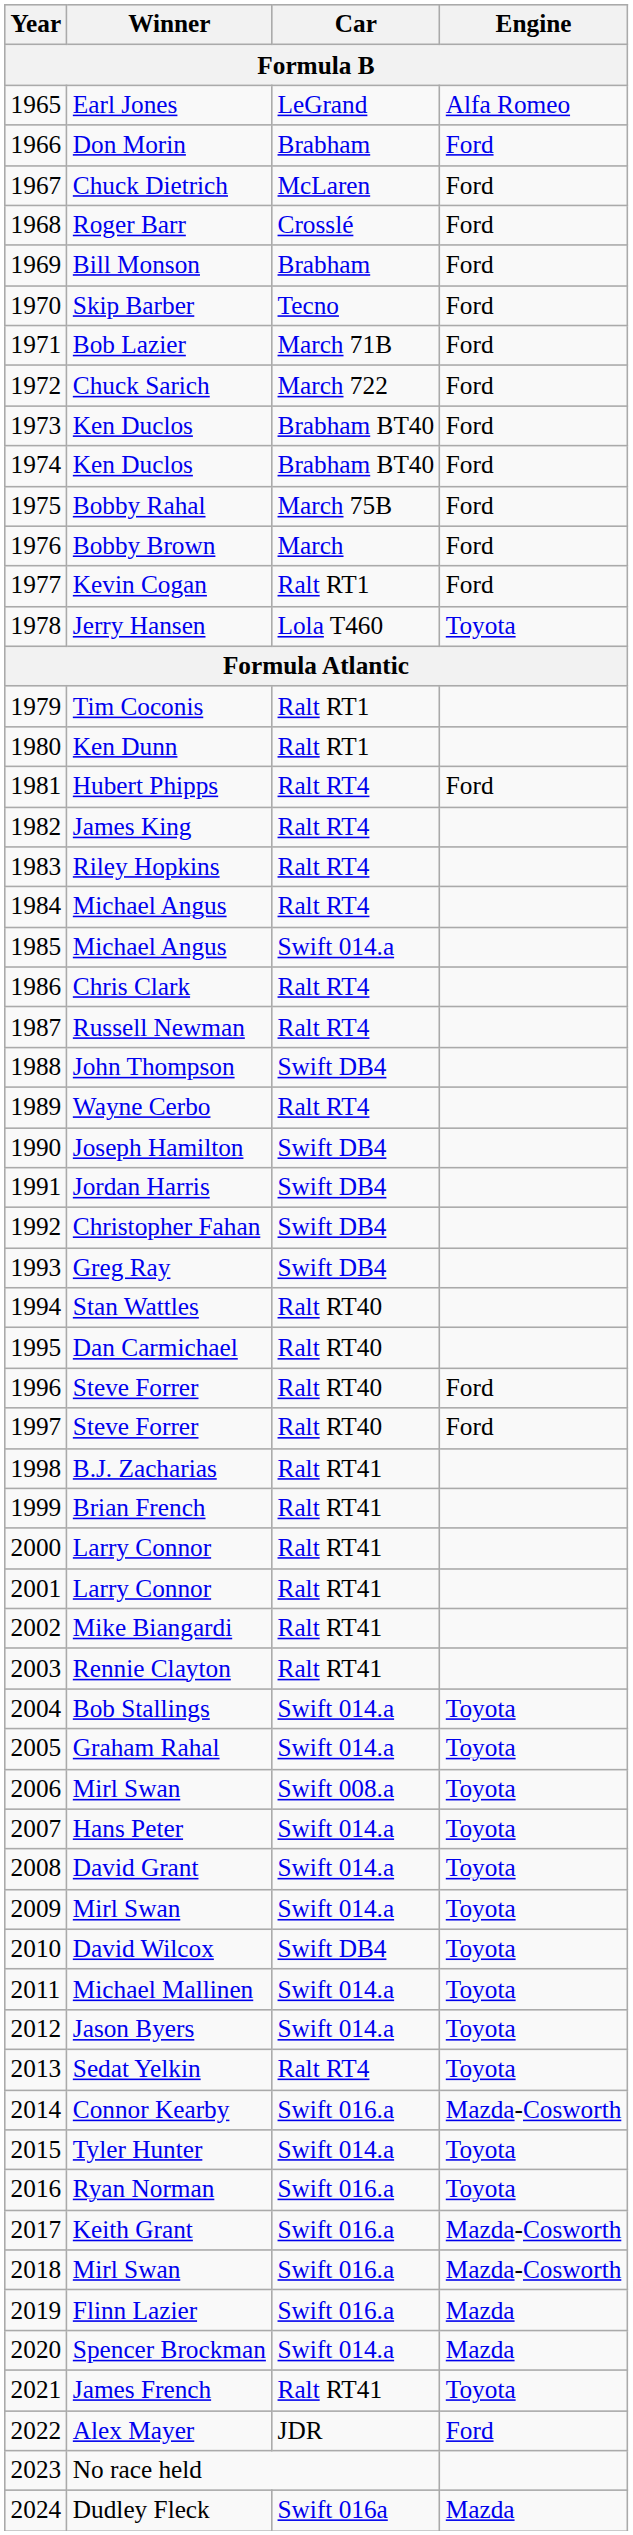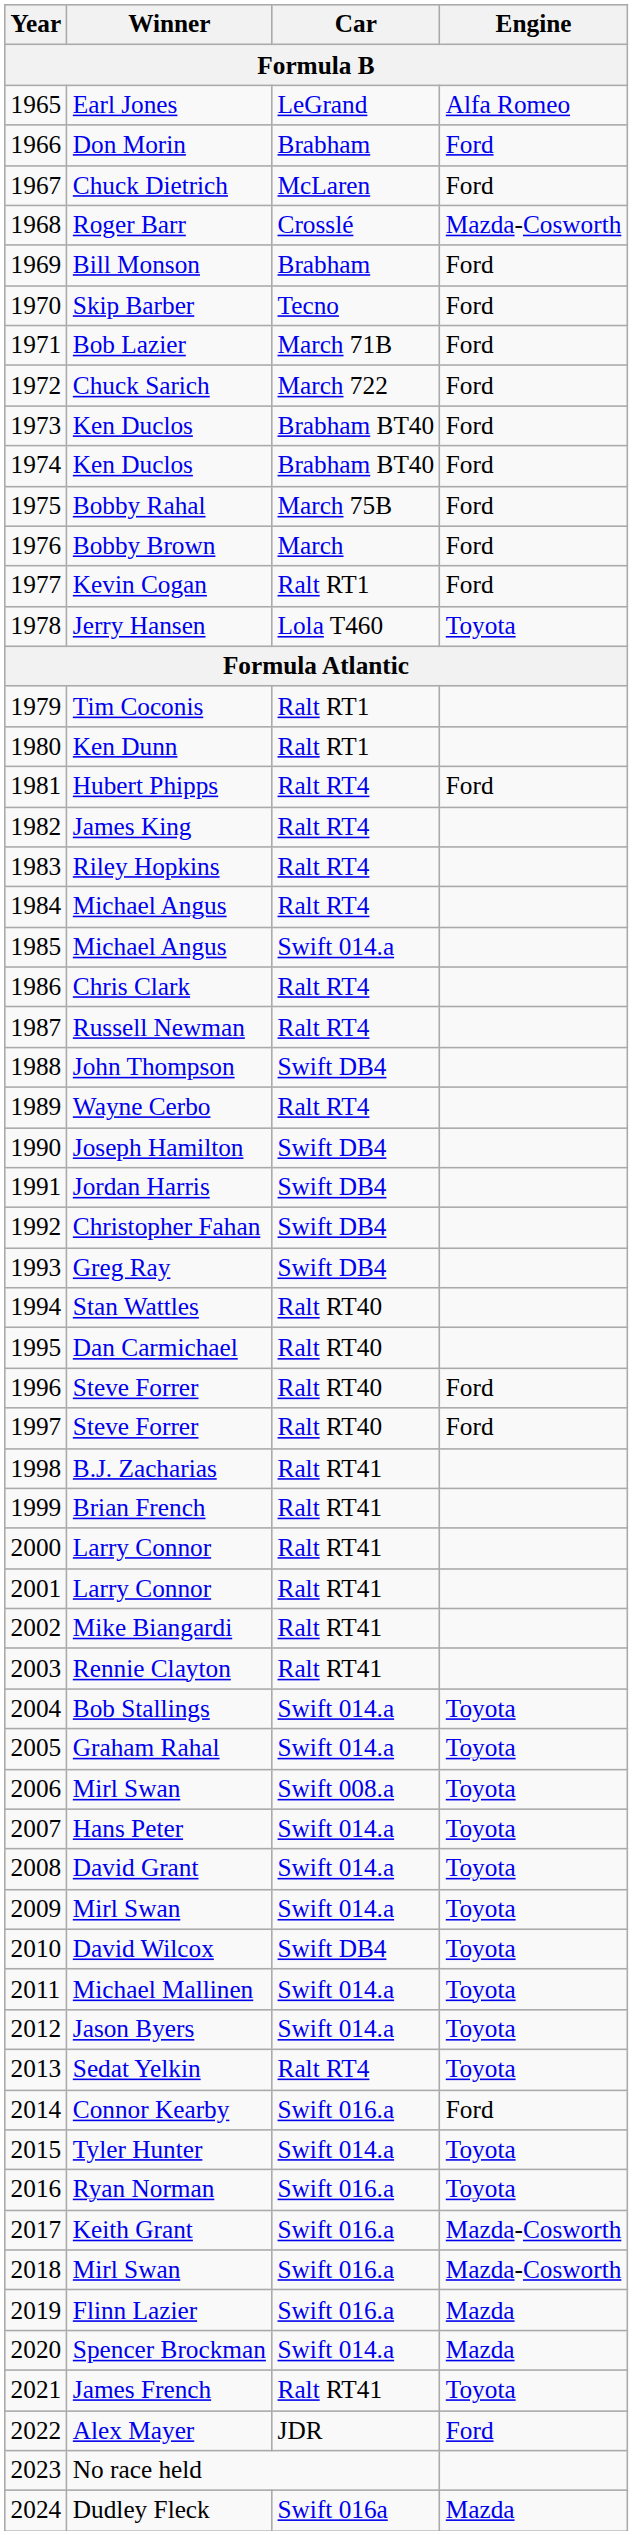(470, 225) Ford -> (534, 225) Mazda-Cosworth
(534, 2109) Mazda-Cosworth -> (470, 2109) Ford
